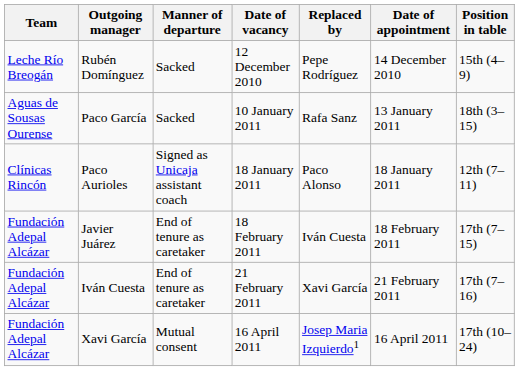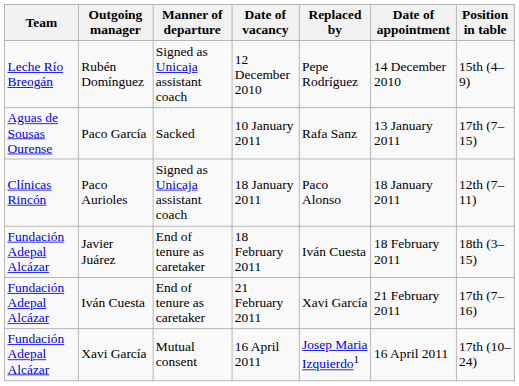(175, 66) Sacked -> (182, 74) Signed as Unicaja assistant coach
(482, 118) 18th (3–15) -> (482, 133) 17th (7–15)
(482, 236) 17th (7–15) -> (482, 251) 18th (3–15)
